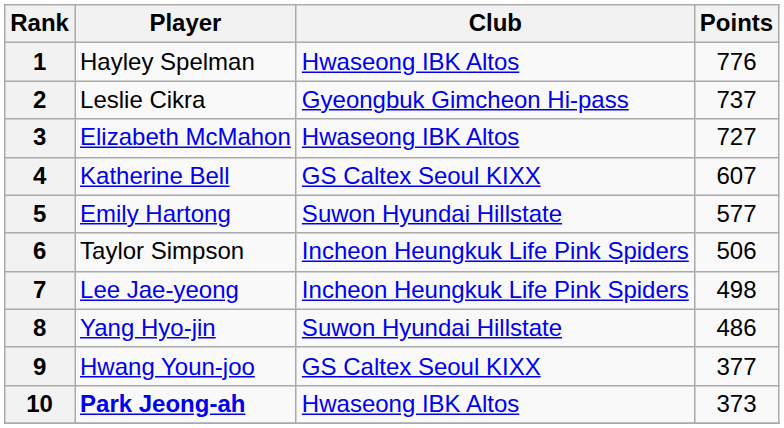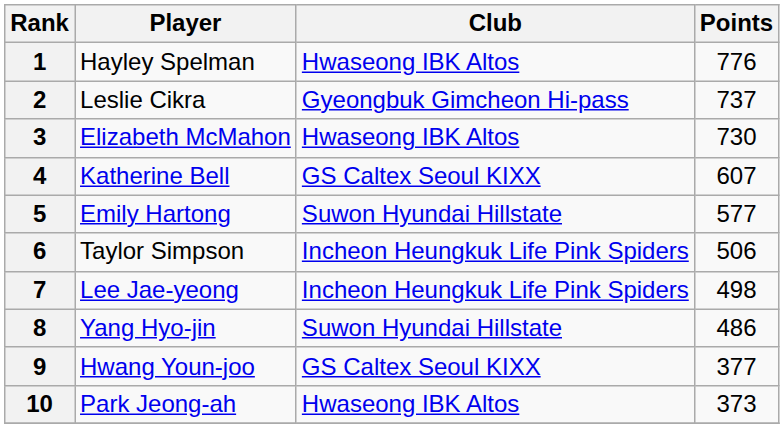(737, 137) 727 -> (737, 137) 730
(163, 404) bold -> (158, 404) normal
